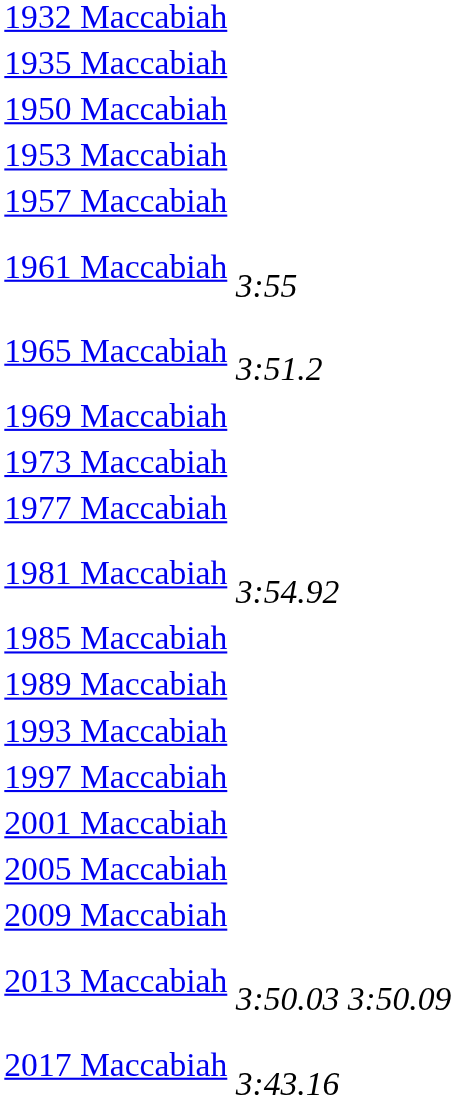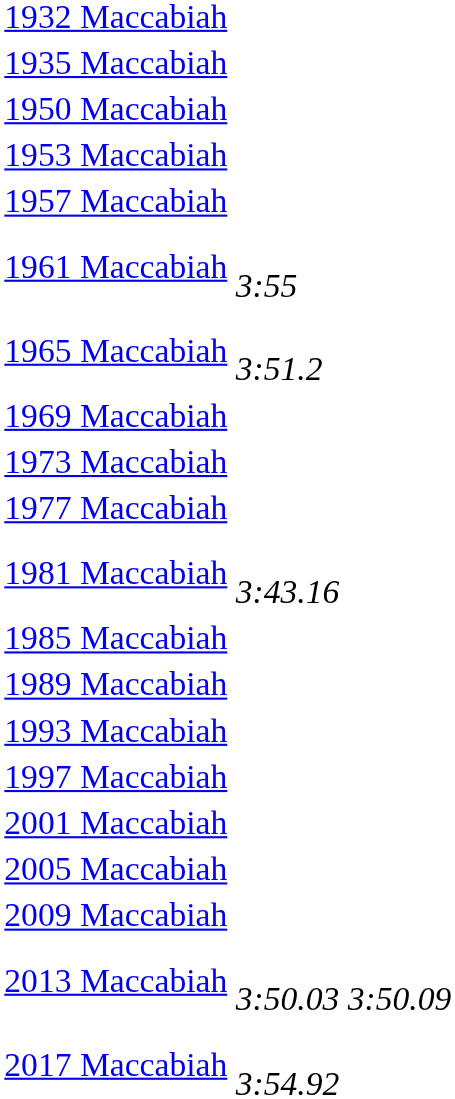(287, 592) 3:54.92 -> (287, 592) 3:43.16
(287, 1083) 3:43.16 -> (287, 1083) 3:54.92
